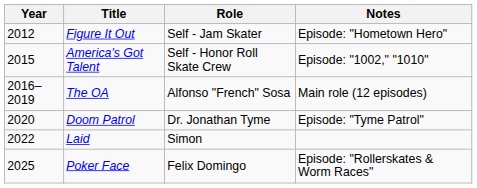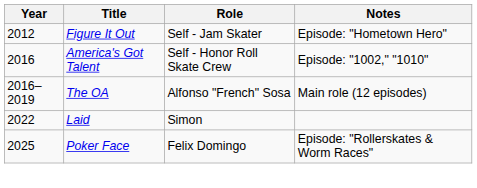(21, 60) 2015 -> (21, 60) 2016
- row: (100, 120)
